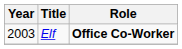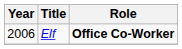(21, 34) 2003 -> (21, 34) 2006
